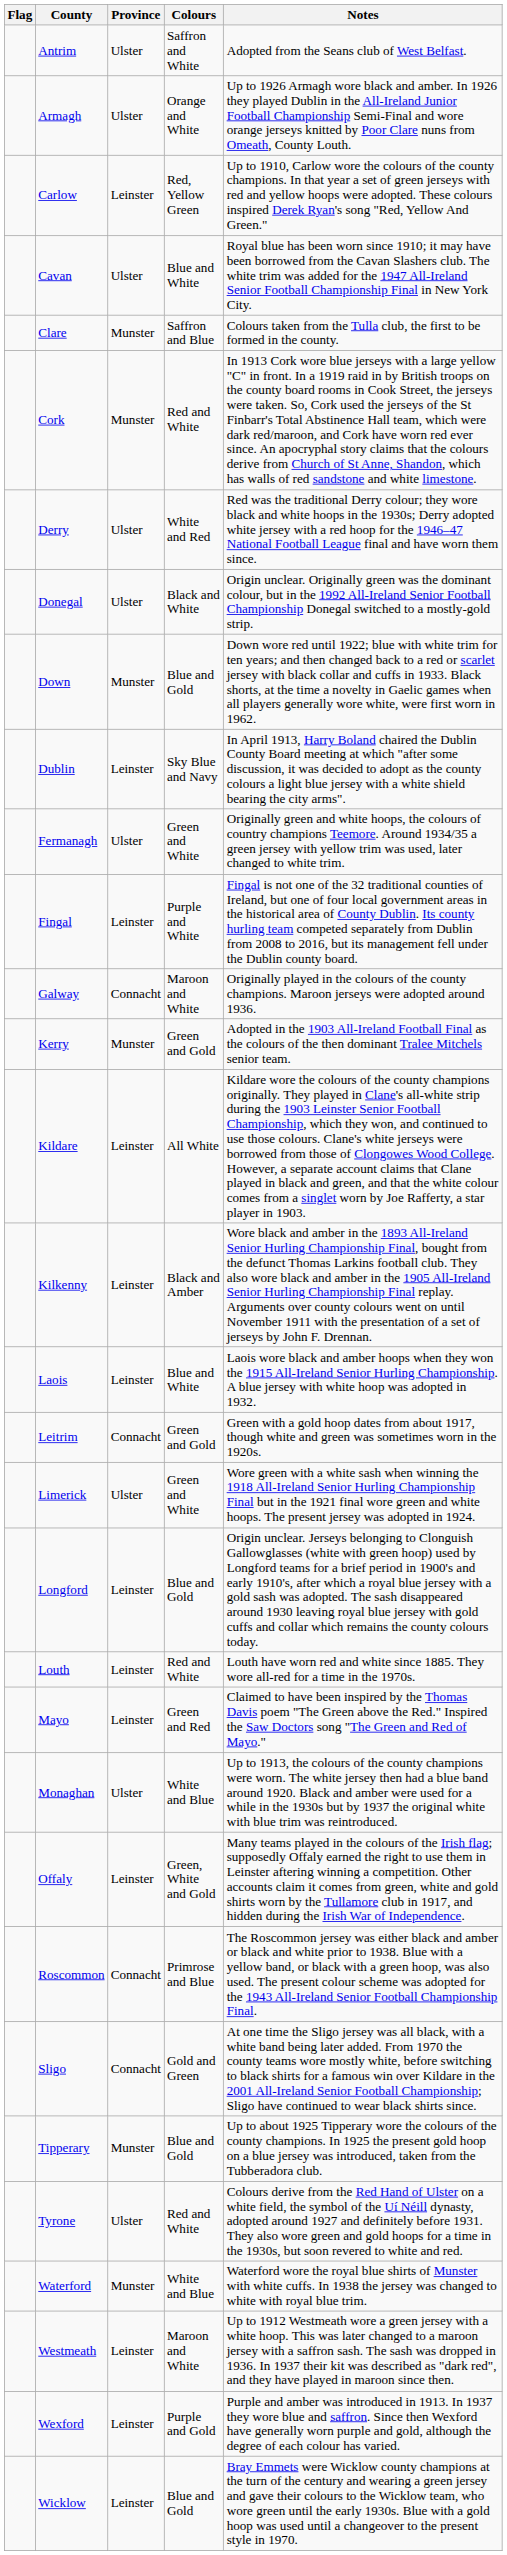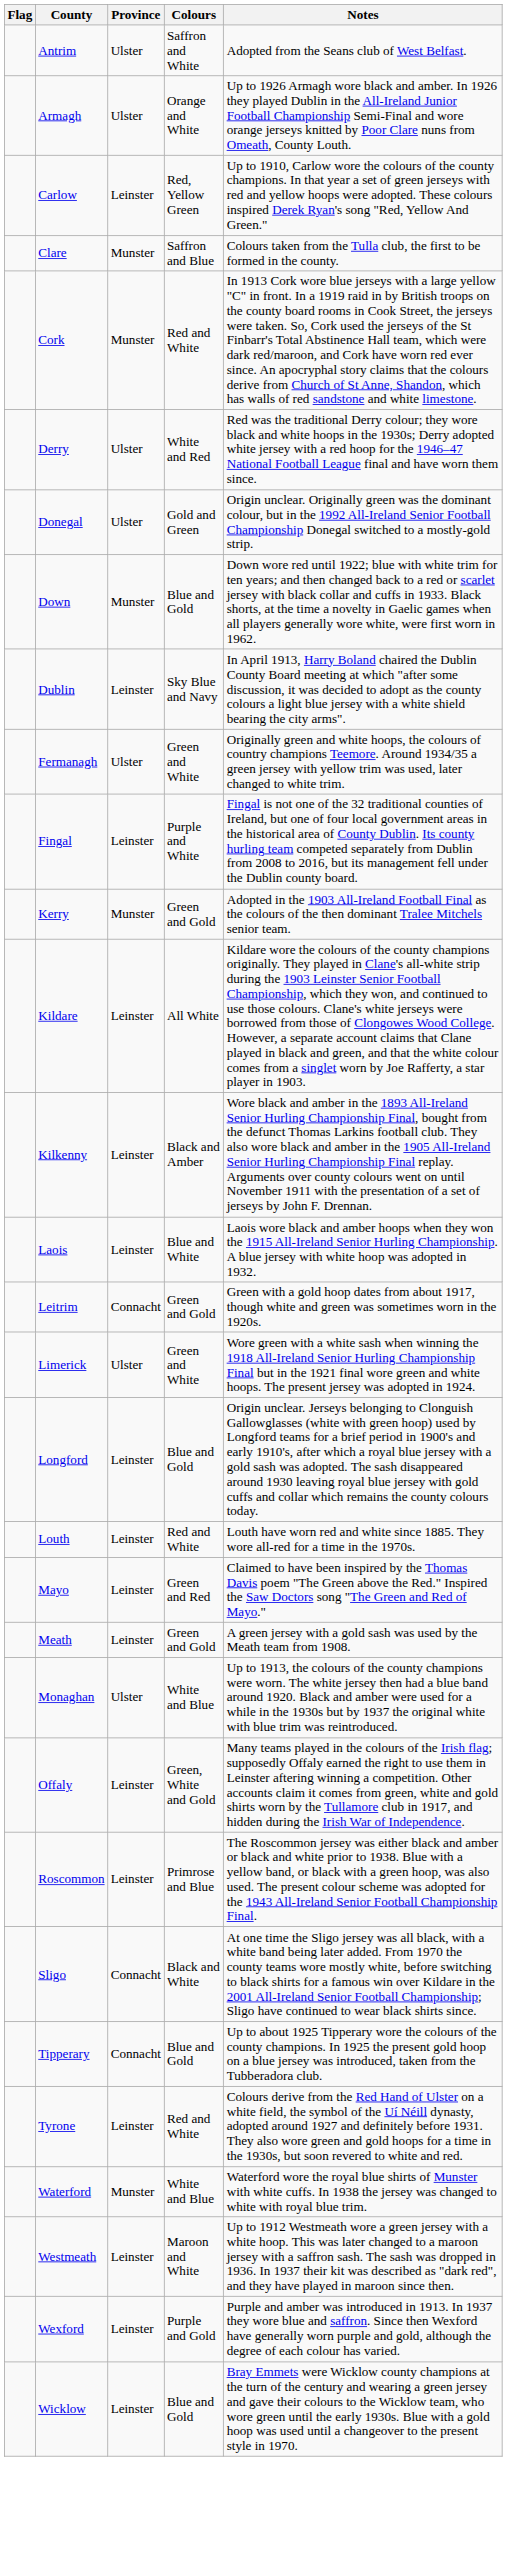- row: (55, 275)
(193, 602) Black and White -> (191, 522) Gold and Green
- row: (59, 993)
+ row: (55, 1640)
(136, 1974) Connacht -> (132, 1879) Leinster
(191, 2068) Gold and Green -> (193, 1974) Black and White
(133, 2148) Munster -> (136, 2054) Connacht
(127, 2221) Ulster -> (132, 2126) Leinster
